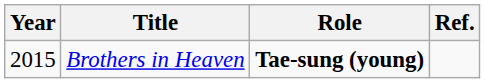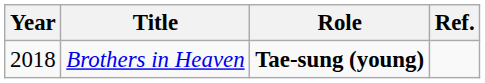(33, 58) 2015 -> (33, 58) 2018
